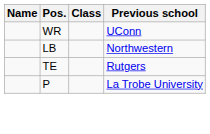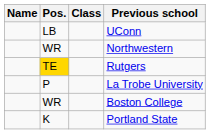(52, 31) WR -> (49, 31) LB
(49, 48) LB -> (52, 48) WR
(50, 66) no background -> (50, 66) gold background
+ row: (144, 102)
+ row: (142, 119)
